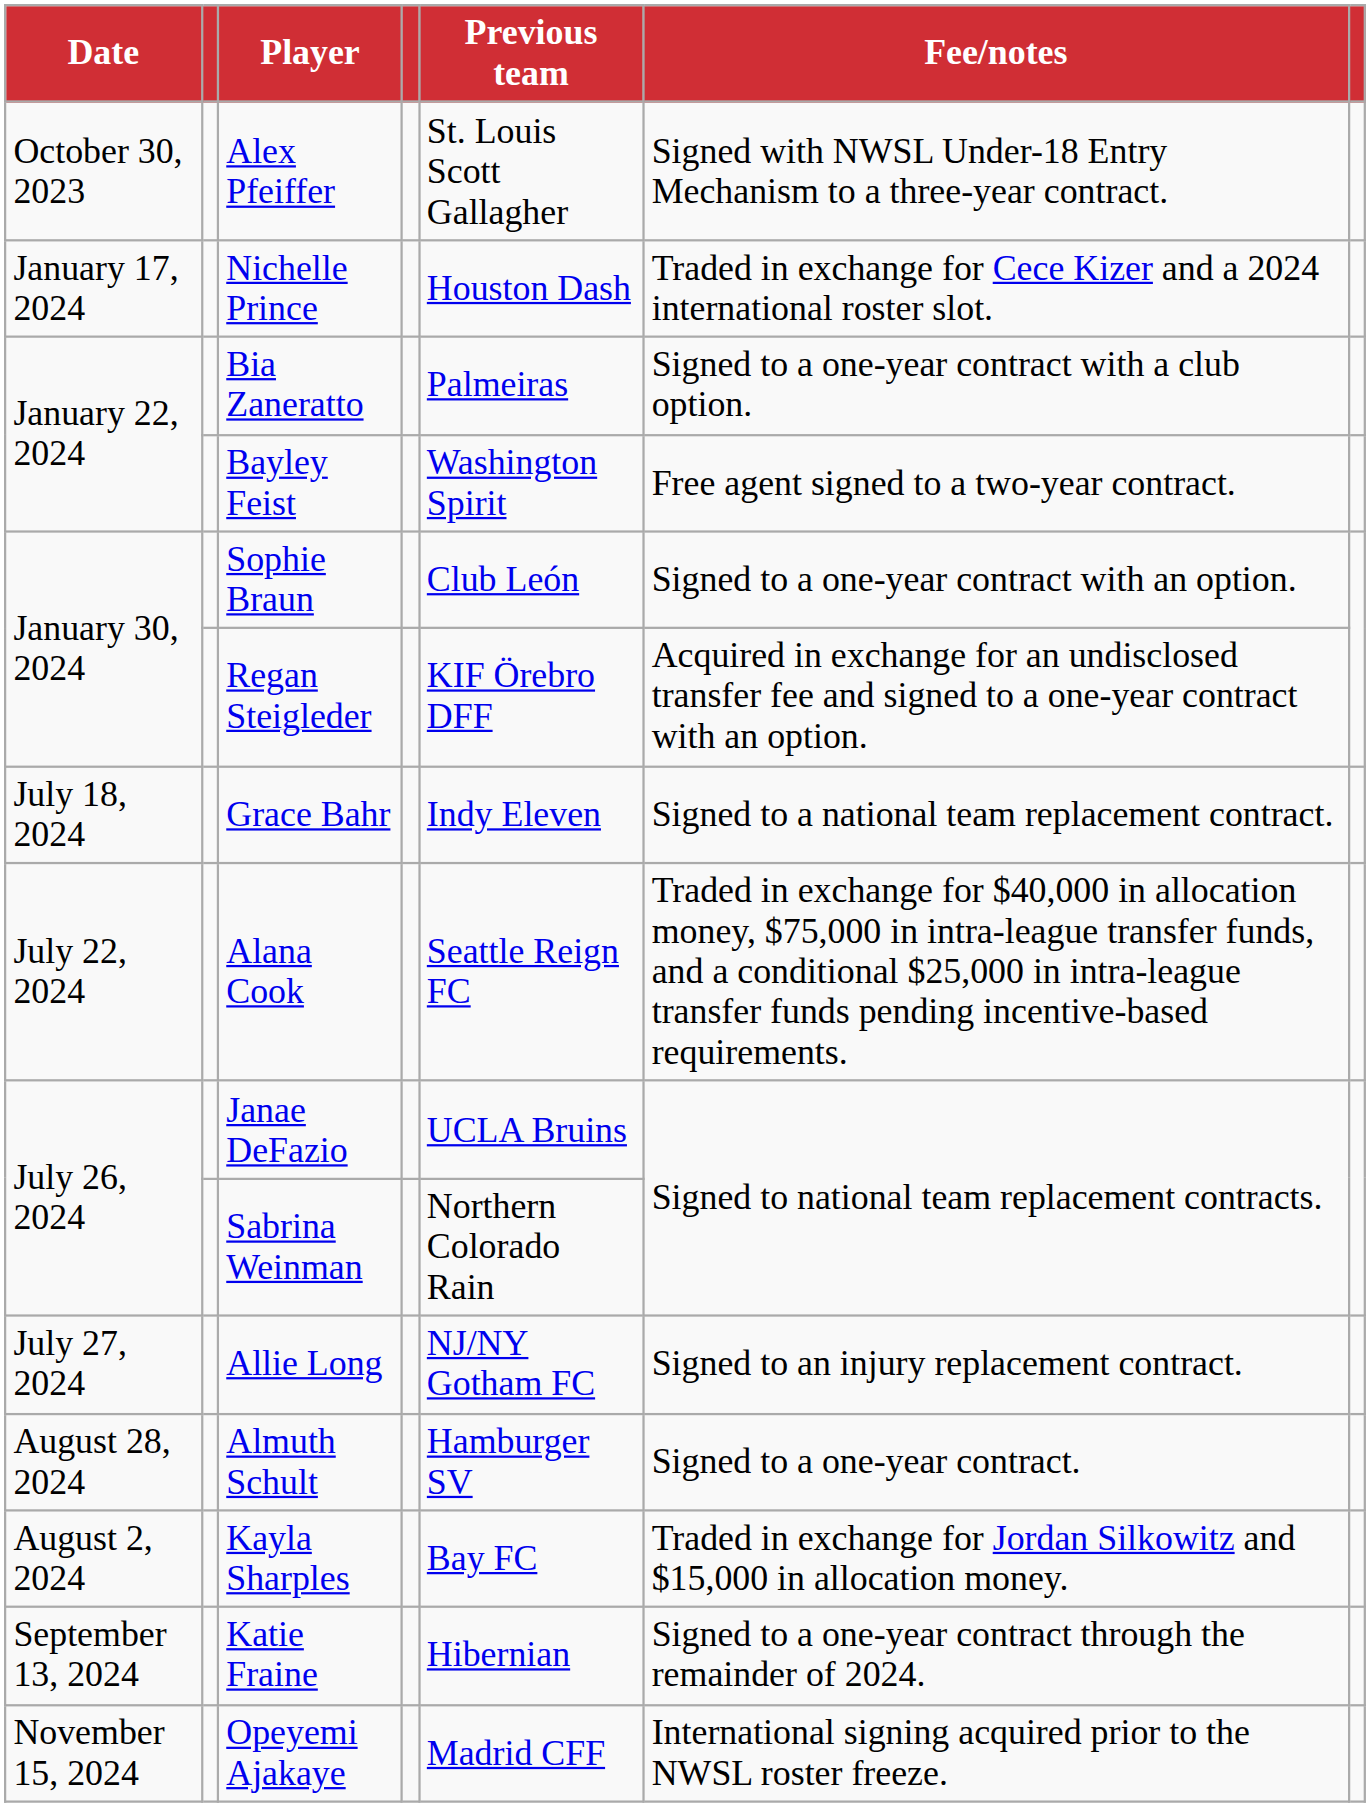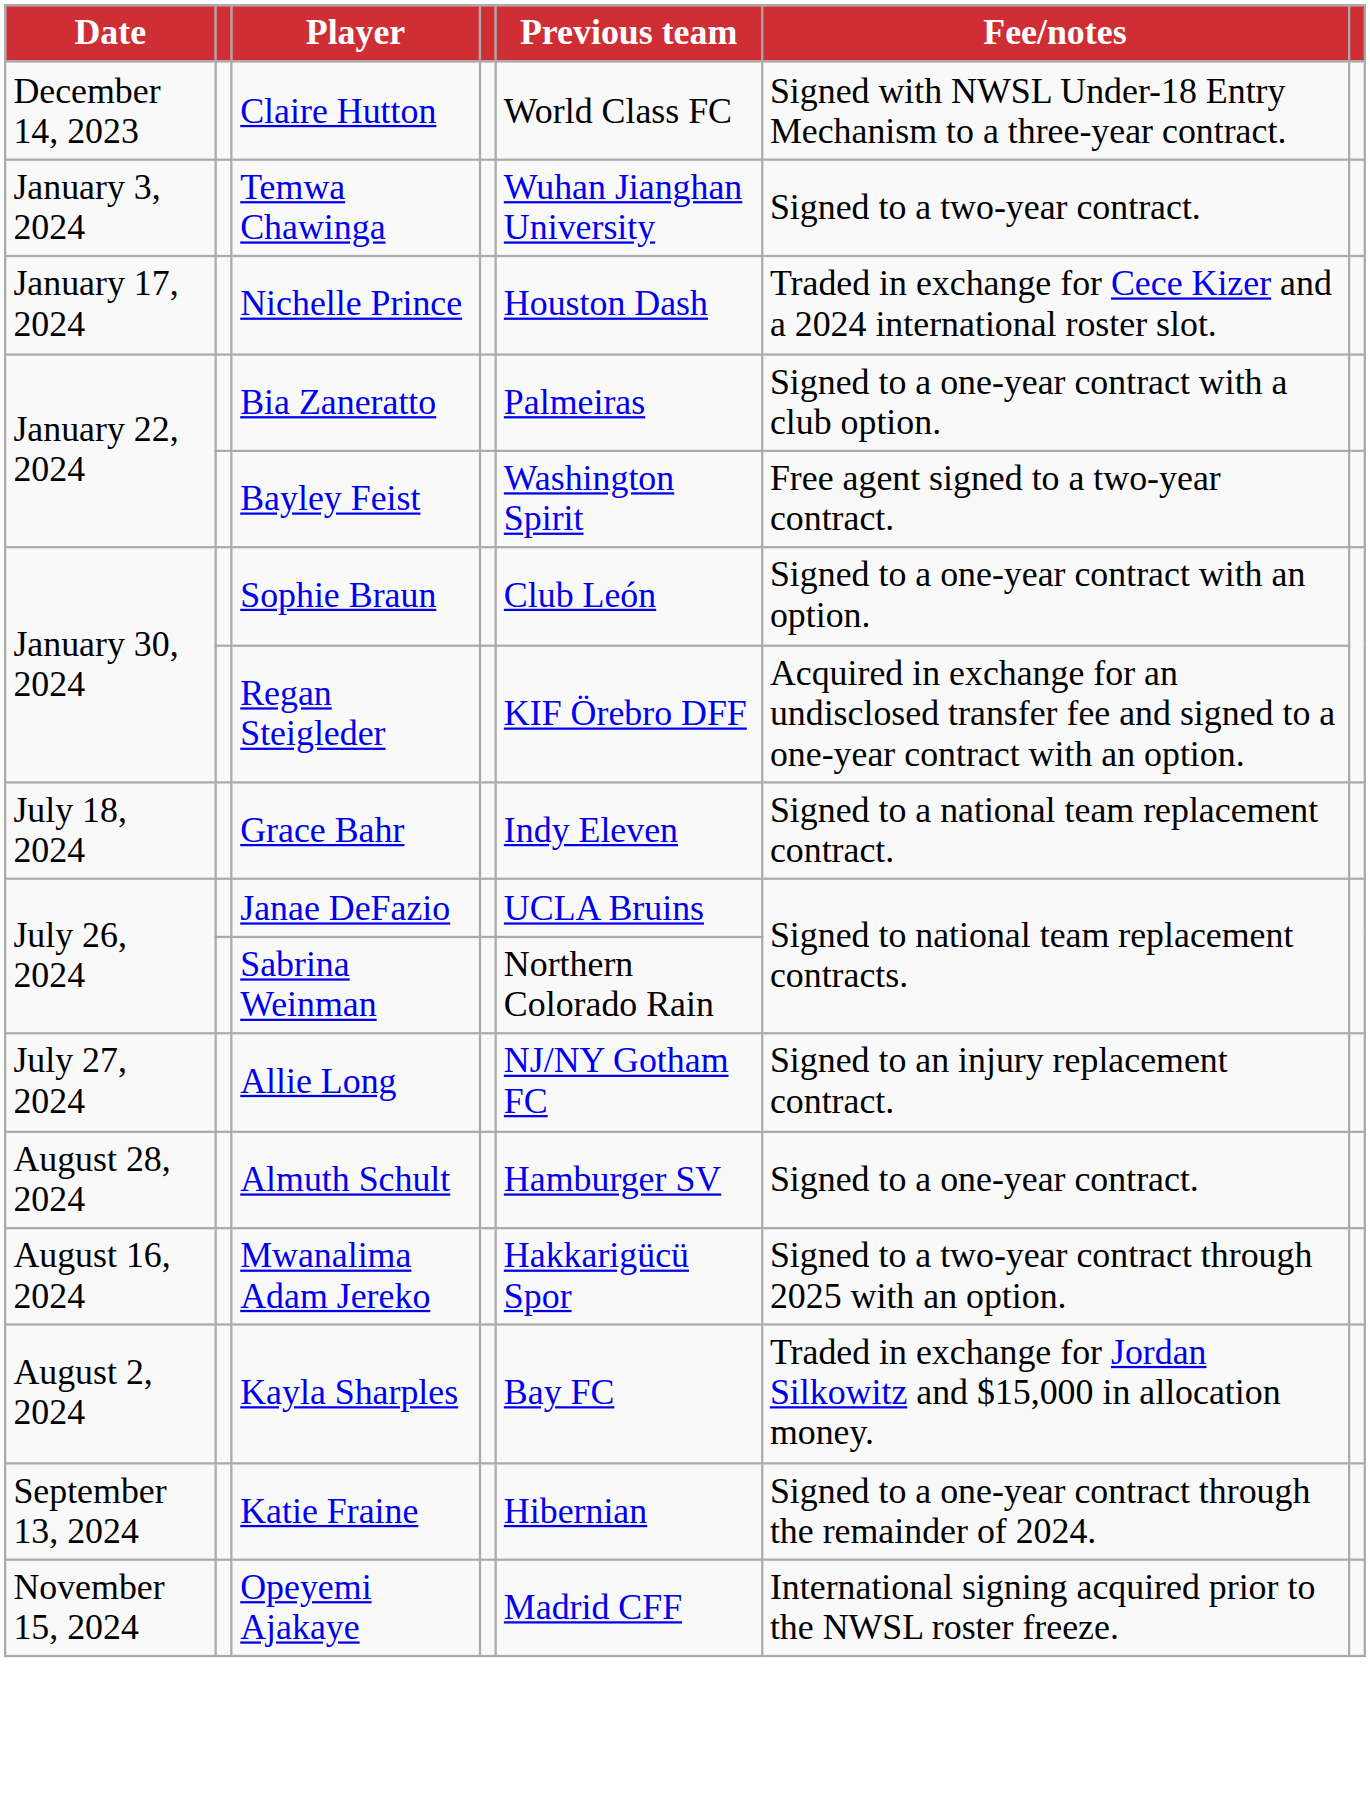- row: (281, 170)
+ row: (338, 109)
+ row: (313, 207)
- row: (269, 971)
+ row: (335, 1275)
